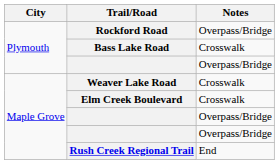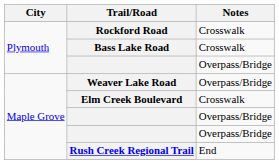(235, 30) Overpass/Bridge -> (222, 30) Crosswalk
(222, 82) Crosswalk -> (235, 82) Overpass/Bridge
